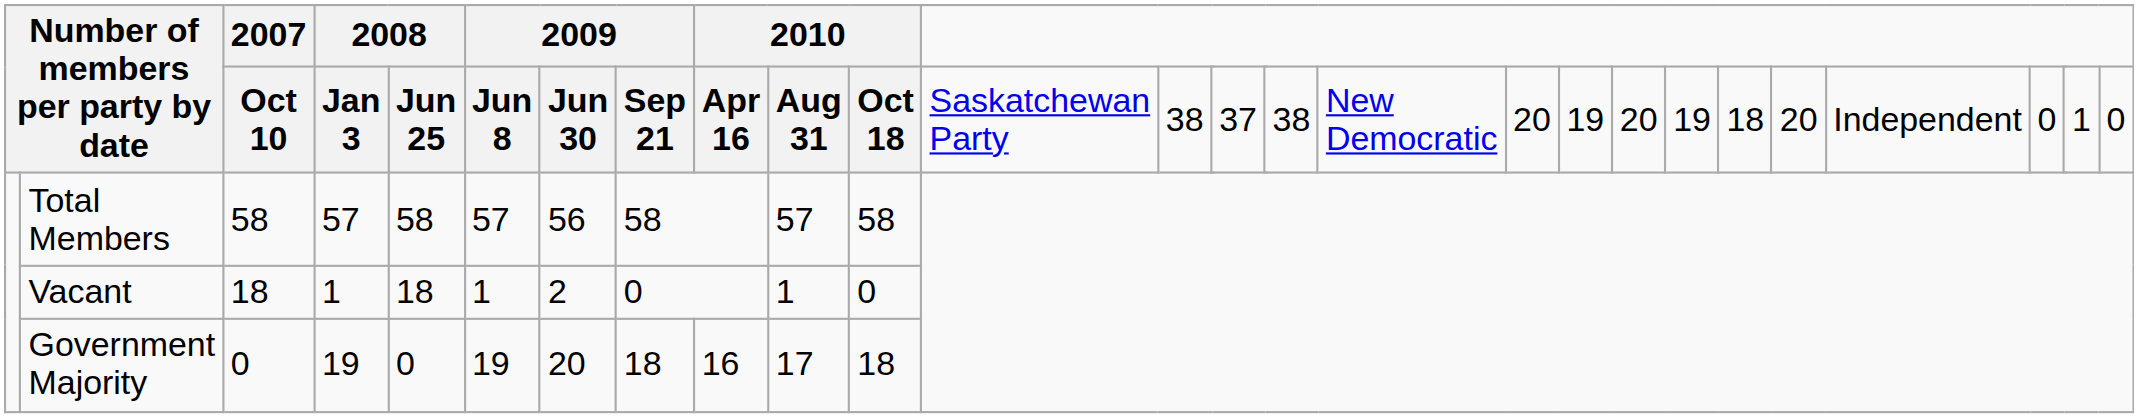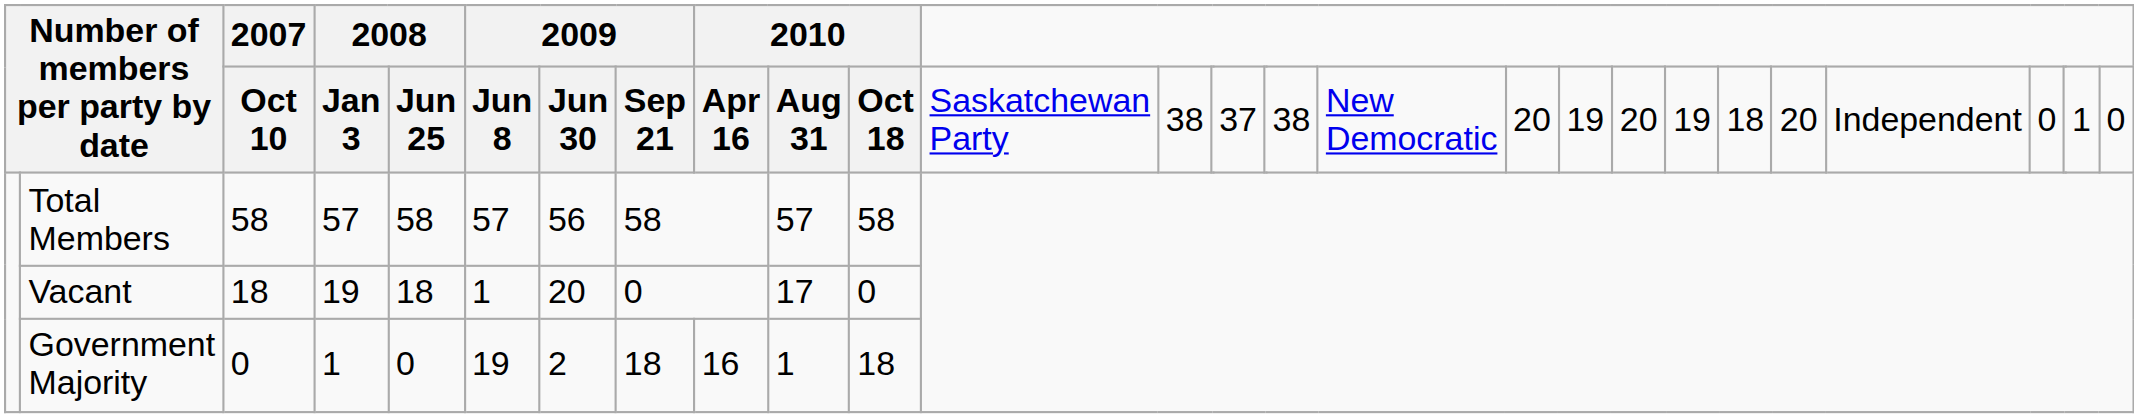(331, 291) 1 -> (341, 291) 19
(557, 291) 2 -> (567, 291) 20
(785, 291) 1 -> (795, 291) 17
(341, 364) 19 -> (331, 364) 1
(567, 364) 20 -> (557, 364) 2
(795, 364) 17 -> (785, 364) 1
